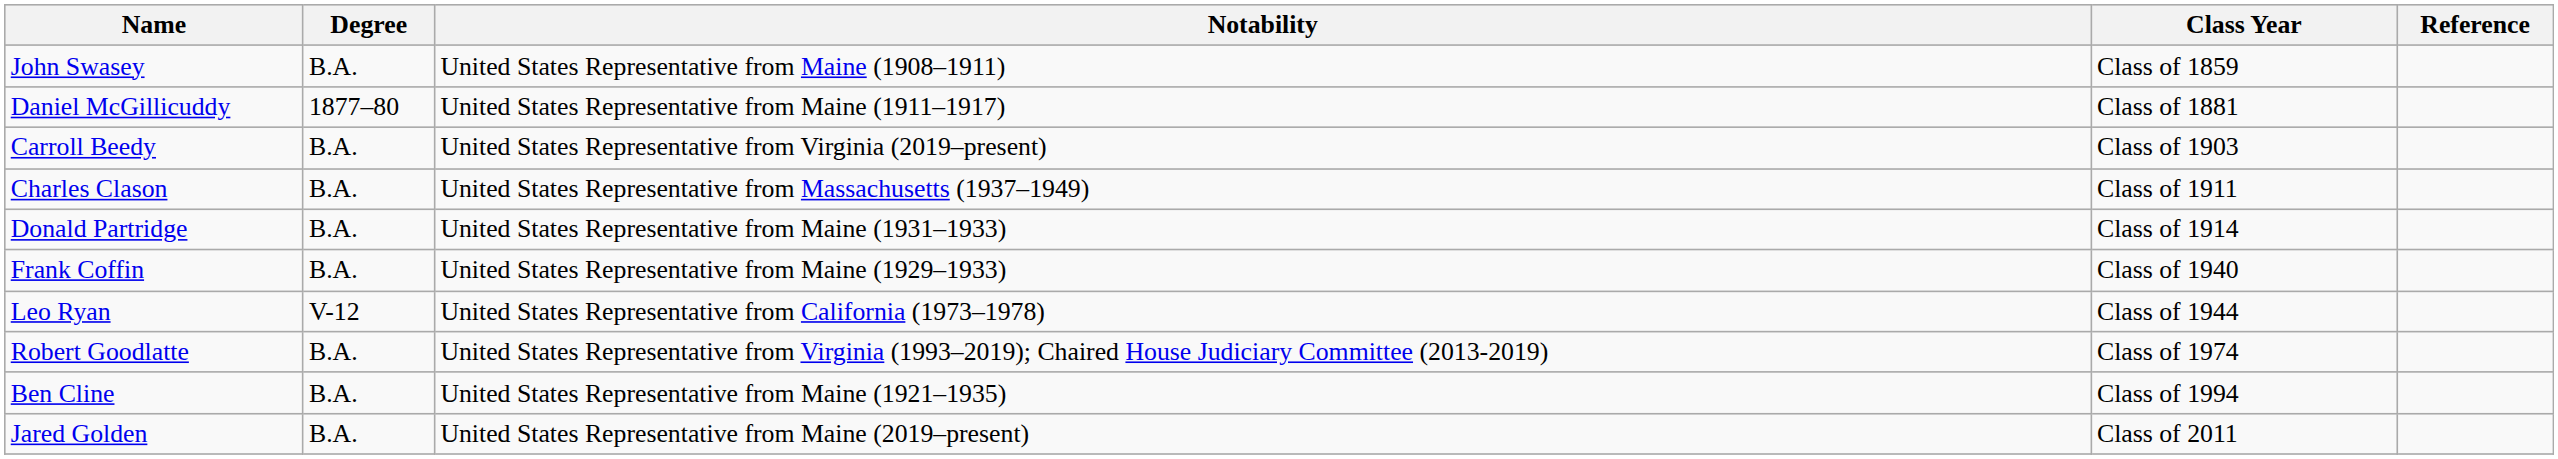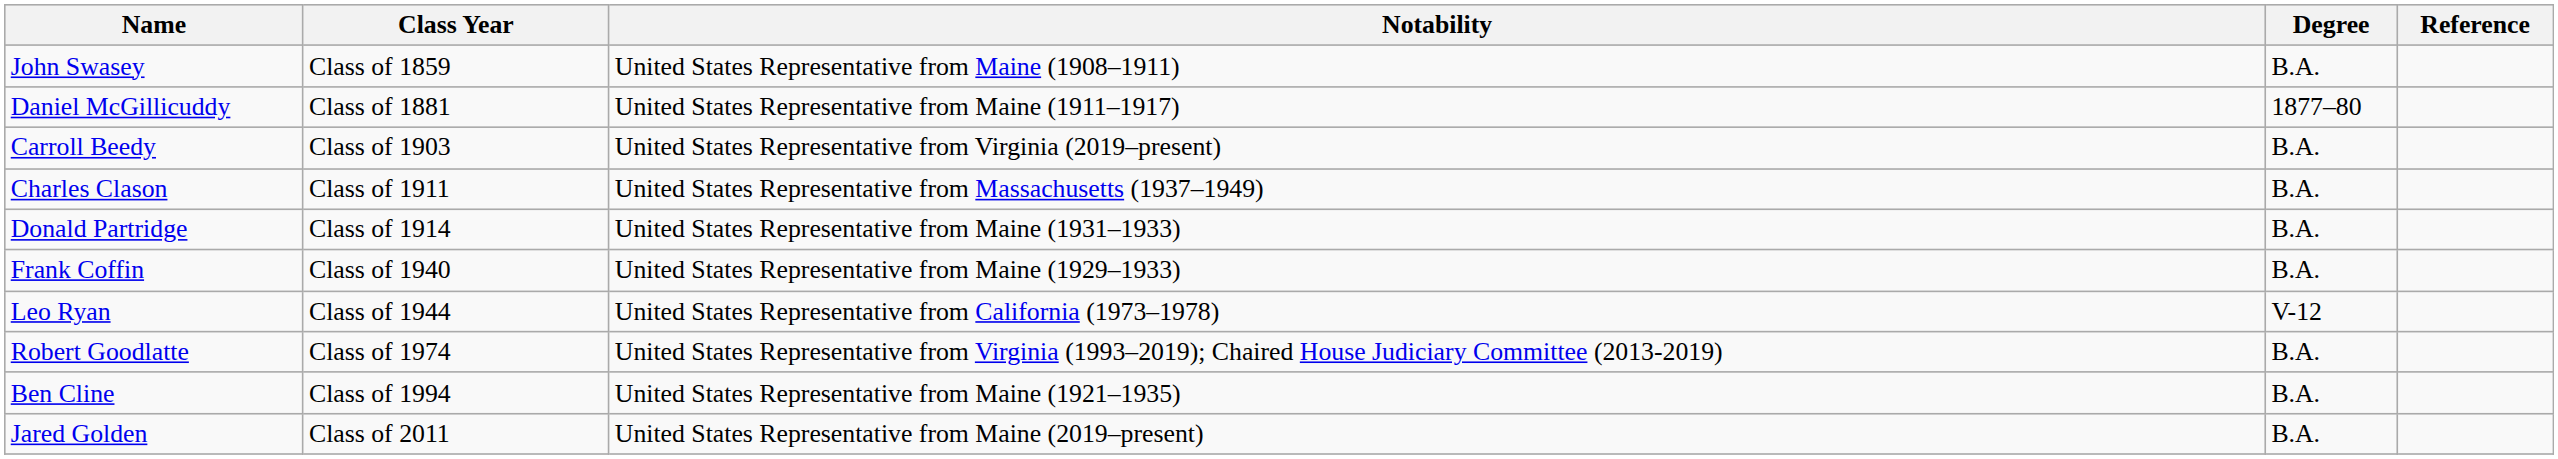columns swapped: (2244, 24) <-> (369, 24)
